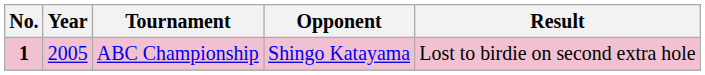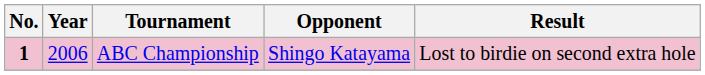(68, 53) 2005 -> (68, 53) 2006
